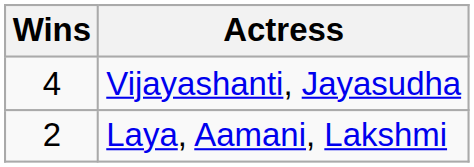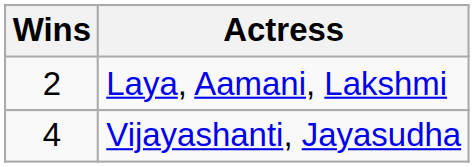rows swapped: (284, 82) <-> (277, 135)
